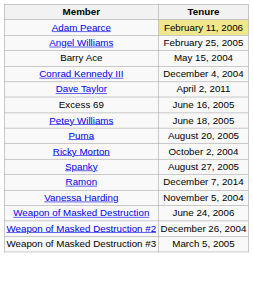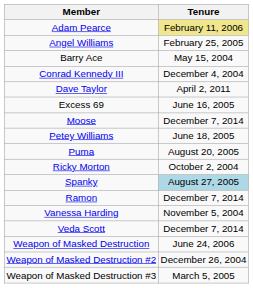+ row: (81, 120)
(203, 167) no background -> (203, 182) lightblue background
+ row: (81, 228)
